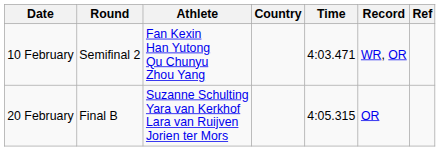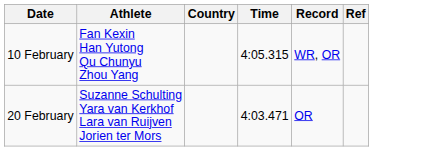- column: (110, 14)
(331, 54) 4:03.471 -> (265, 54) 4:05.315
(331, 115) 4:05.315 -> (265, 115) 4:03.471
